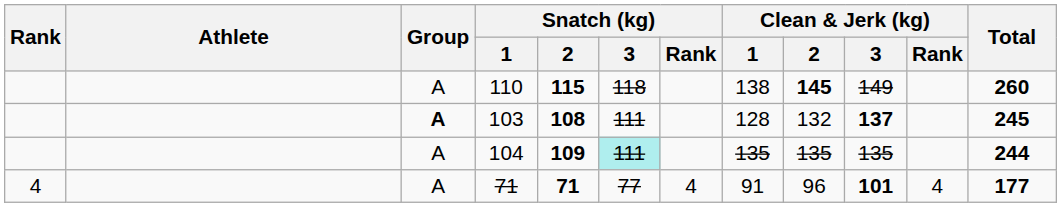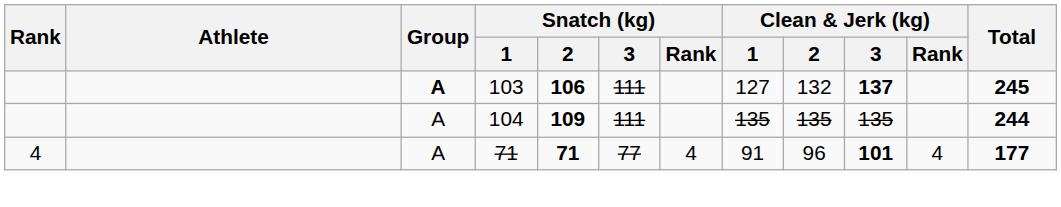- row: (506, 86)
(568, 119) 108 -> (568, 86) 106
(753, 119) 128 -> (753, 86) 127
(629, 152) paleturquoise background -> (629, 119) no background
